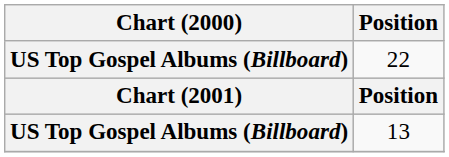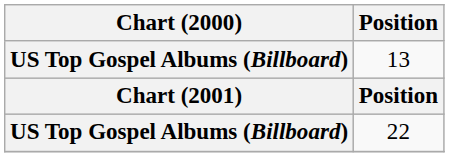rows swapped: (398, 132) <-> (398, 59)
